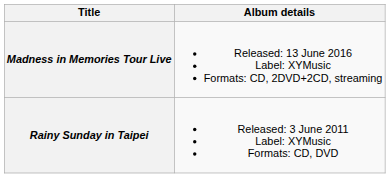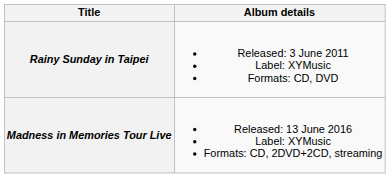rows swapped: (89, 135) <-> (89, 59)
